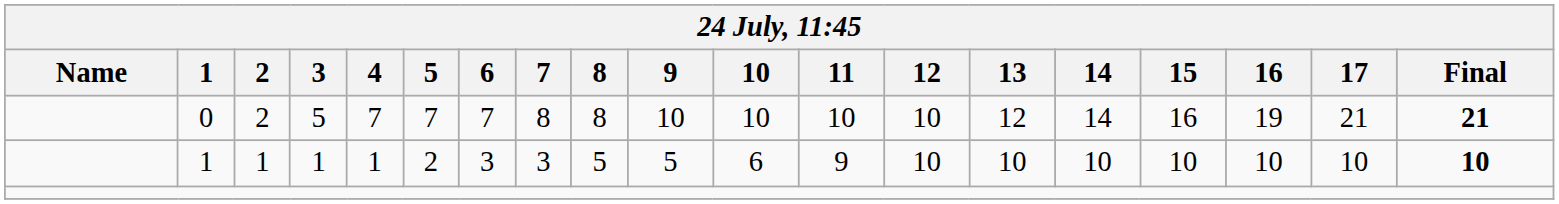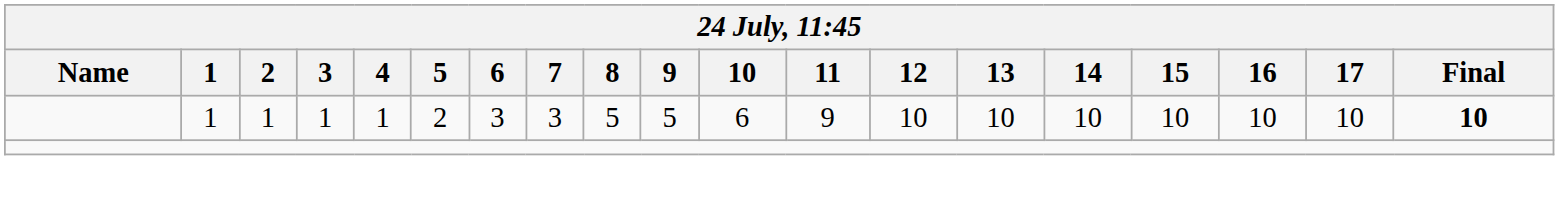- row: (206, 117)
